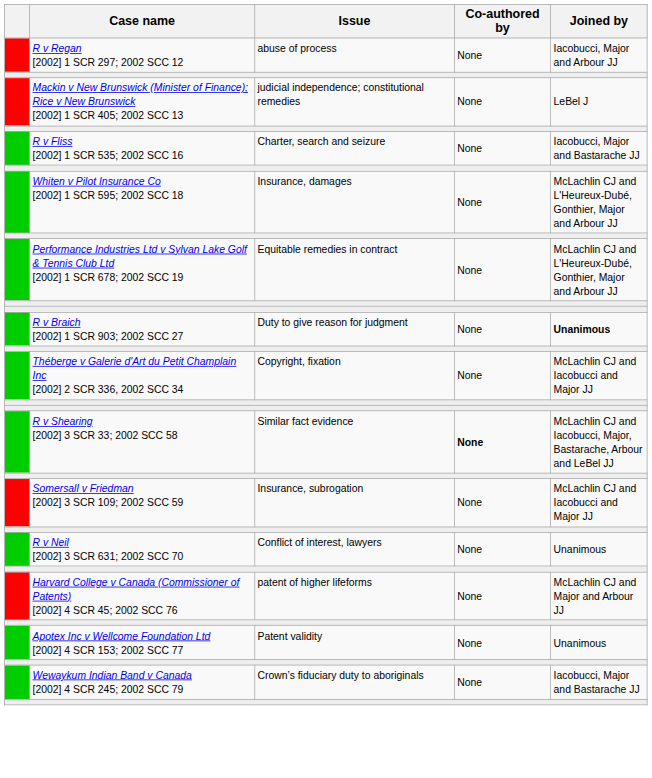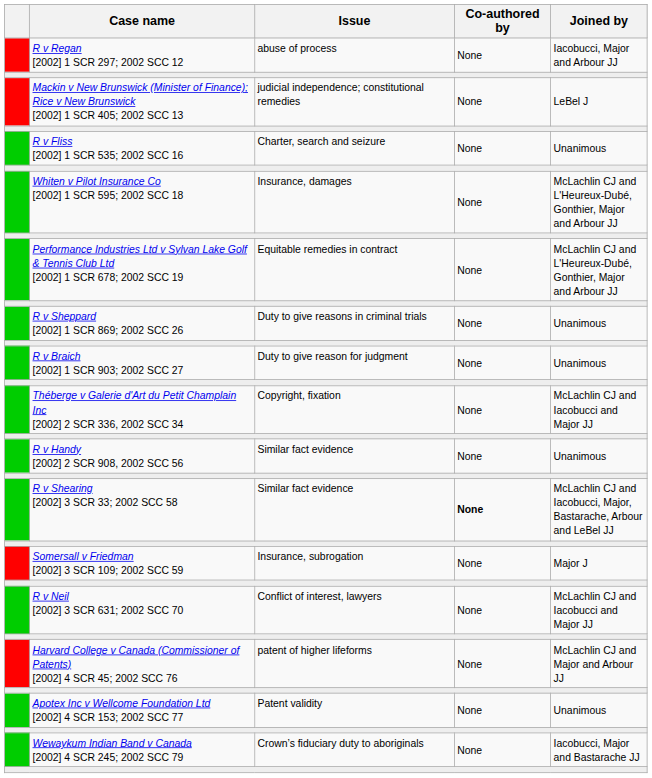(597, 149) Iacobucci, Major and Bastarache JJ -> (580, 149) Unanimous
+ row: (108, 324)
(582, 329) bold -> (580, 363) normal
+ row: (108, 456)
(595, 503) McLachlin CJ and Iacobucci and Major JJ -> (571, 564) Major J
(580, 550) Unanimous -> (595, 610) McLachlin CJ and Iacobucci and Major JJ
